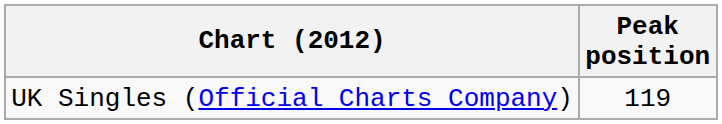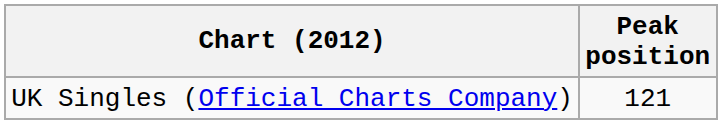(648, 99) 119 -> (648, 99) 121
